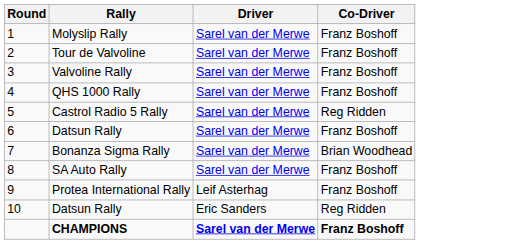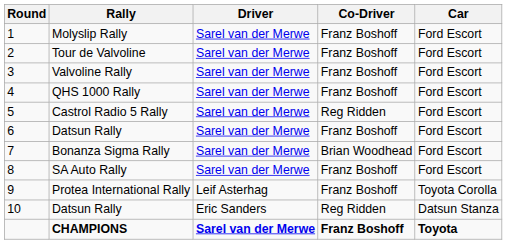+ column: (458, 14)
